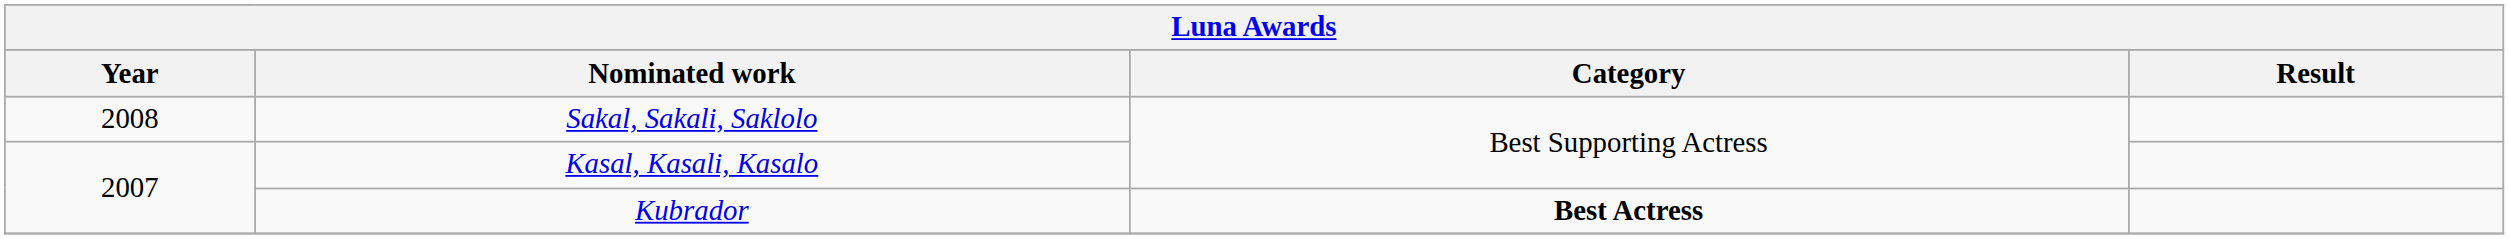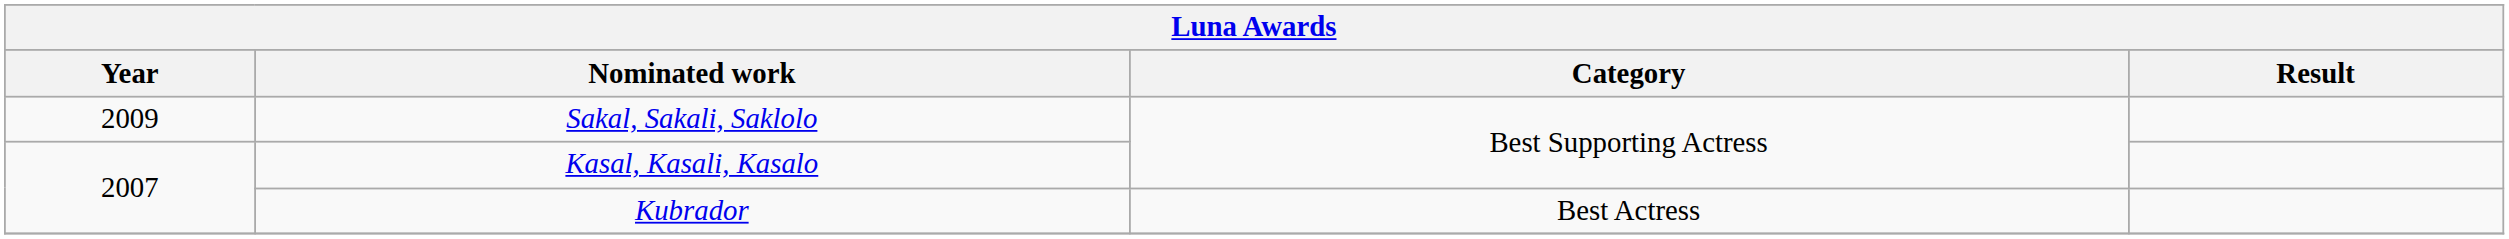(130, 118) 2008 -> (130, 118) 2009
(1629, 210) bold -> (1629, 210) normal
